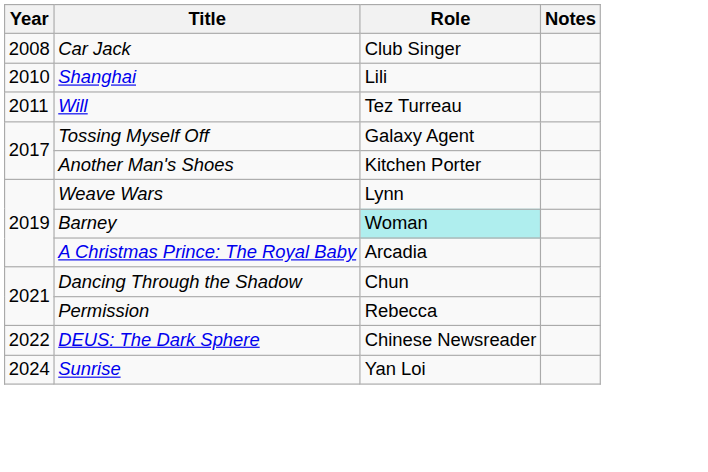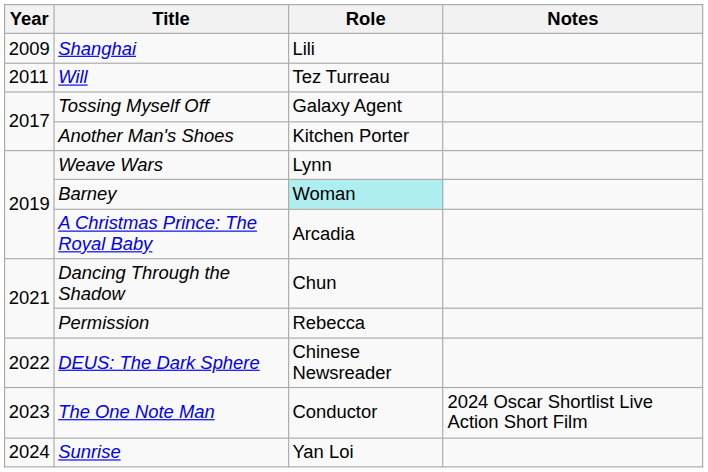- row: (95, 48)
(29, 77) 2010 -> (29, 48) 2009
+ row: (136, 412)
